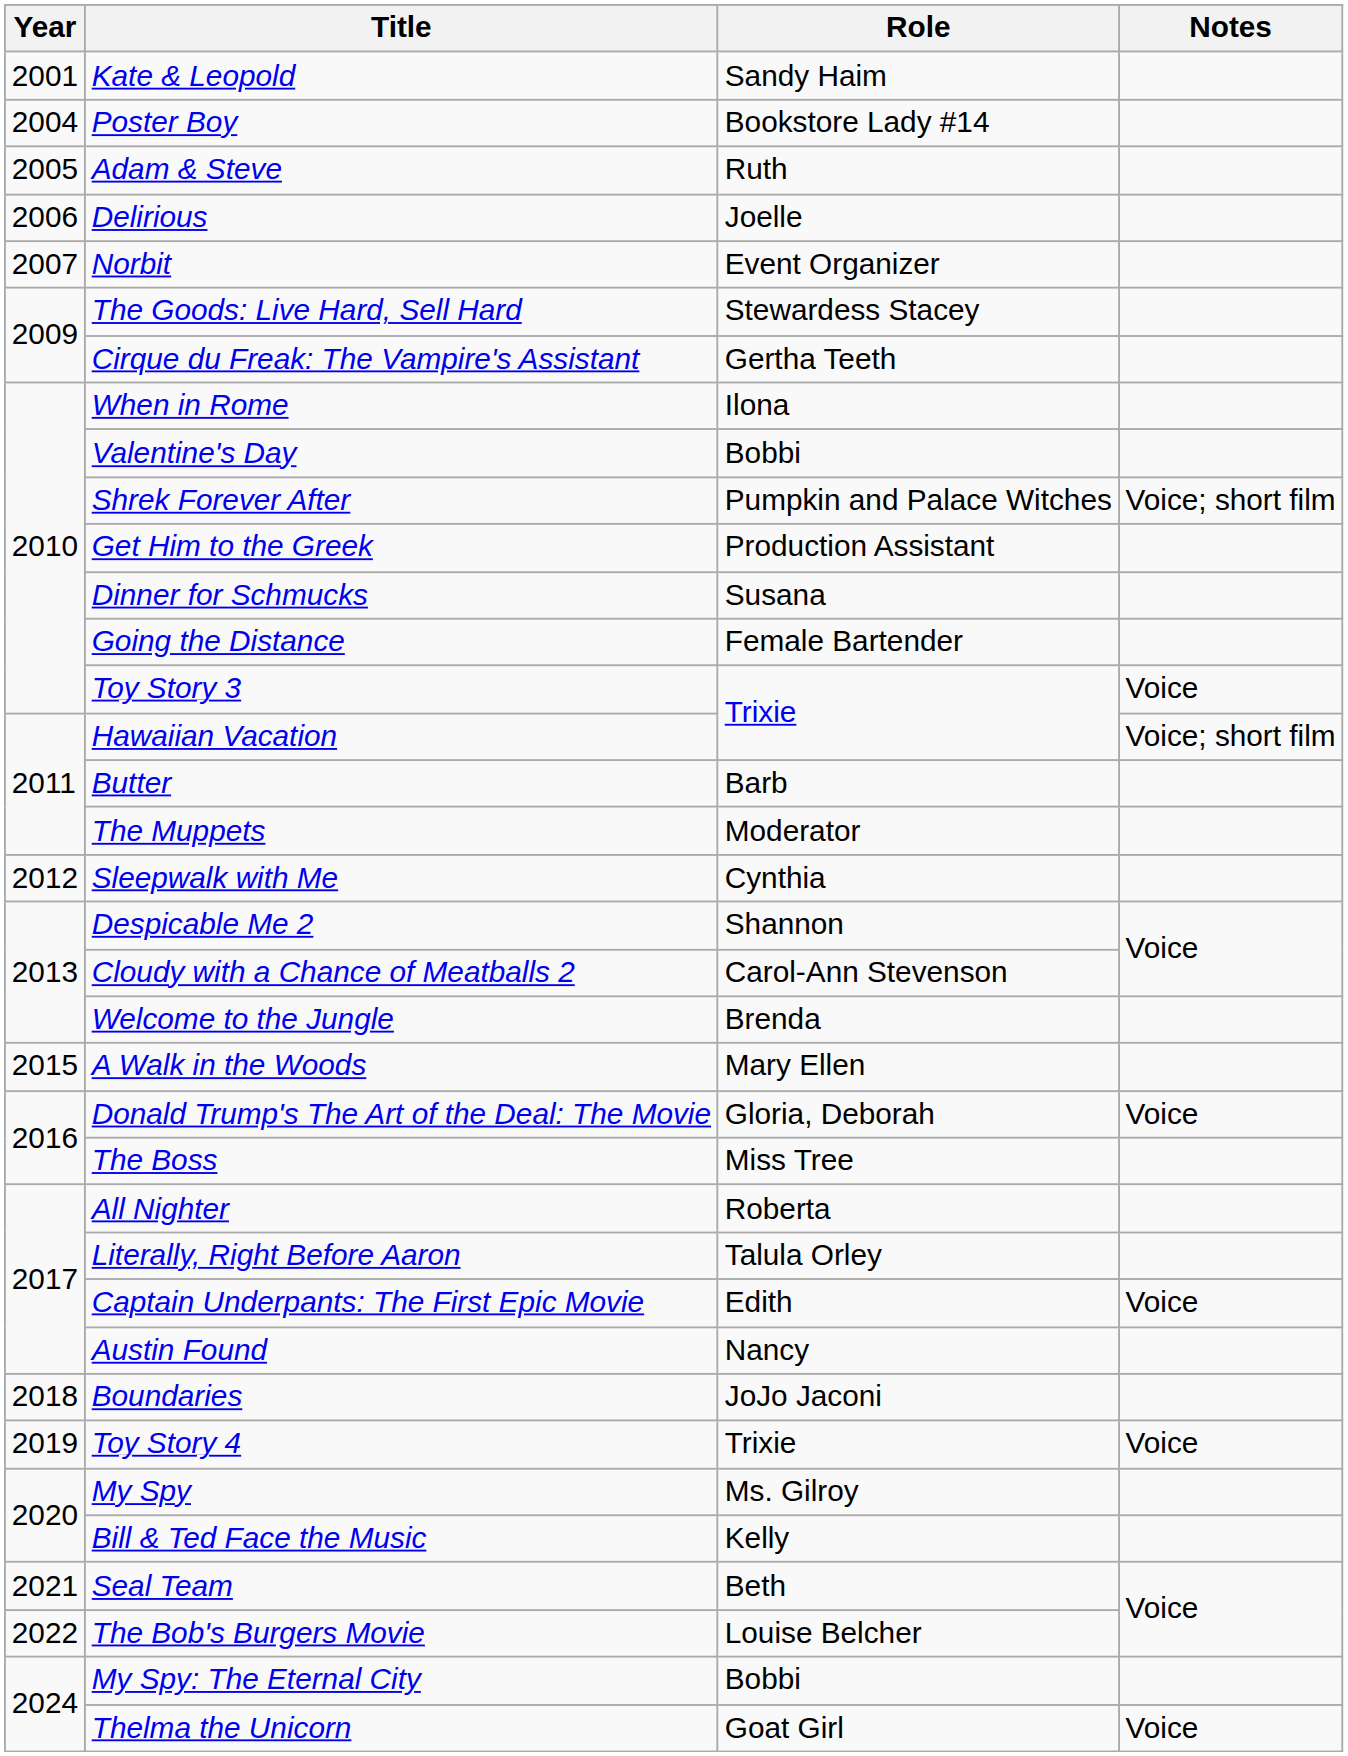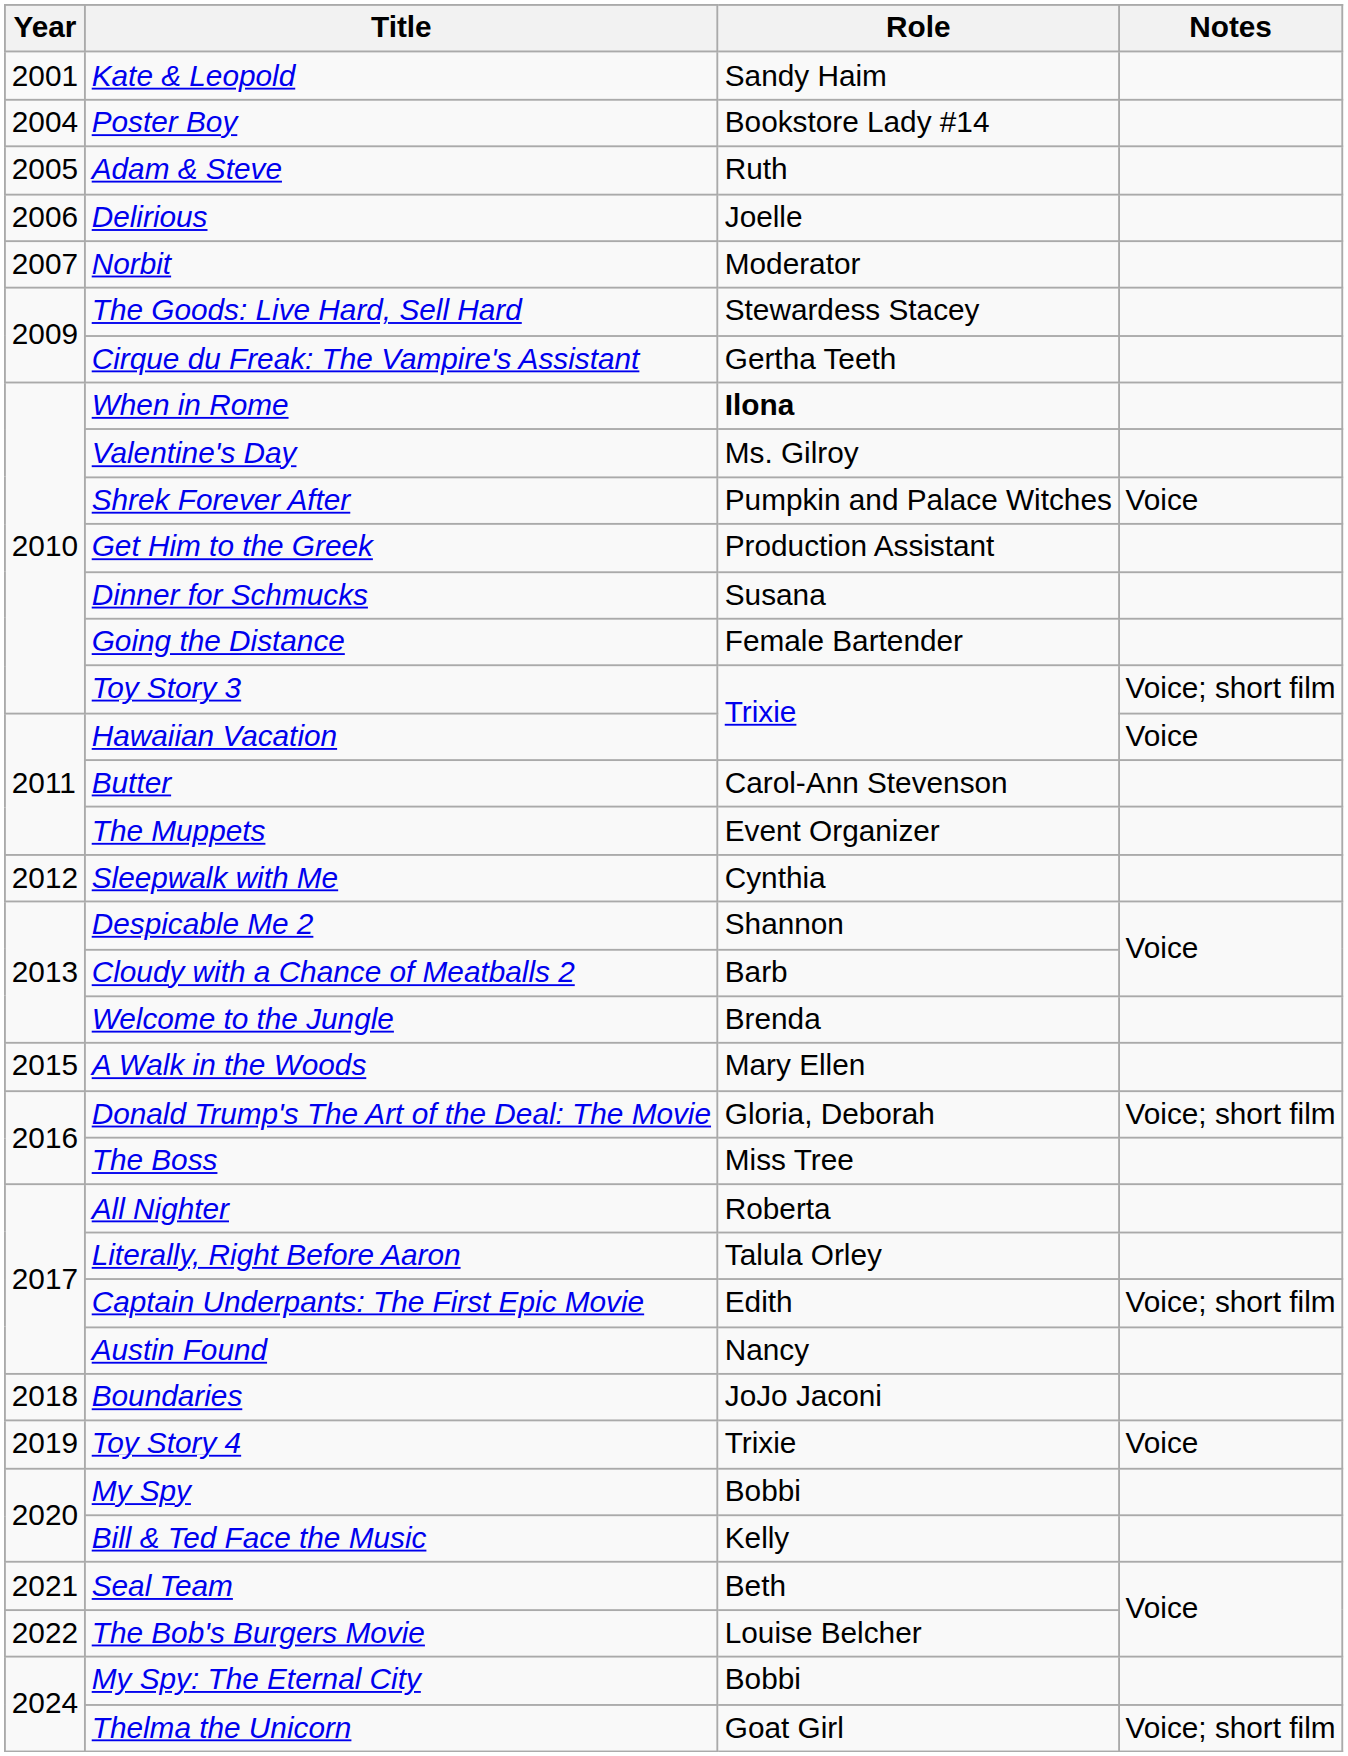(832, 264) Event Organizer -> (793, 264) Moderator
(757, 405) normal -> (759, 405) bold
(763, 452) Bobbi -> (792, 452) Ms. Gilroy
(1231, 500) Voice; short film -> (1162, 500) Voice
(1162, 688) Voice -> (1231, 688) Voice; short film
(1231, 736) Voice; short film -> (1162, 736) Voice
(756, 783) Barb -> (866, 783) Carol-Ann Stevenson
(793, 830) Moderator -> (832, 830) Event Organizer
(866, 972) Carol-Ann Stevenson -> (756, 972) Barb
(1162, 1113) Voice -> (1231, 1113) Voice; short film
(1162, 1302) Voice -> (1231, 1302) Voice; short film
(792, 1491) Ms. Gilroy -> (763, 1491) Bobbi
(1162, 1727) Voice -> (1231, 1727) Voice; short film
